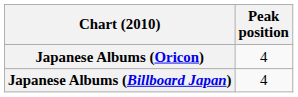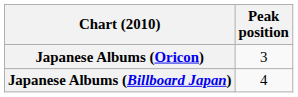(264, 56) 4 -> (264, 56) 3
